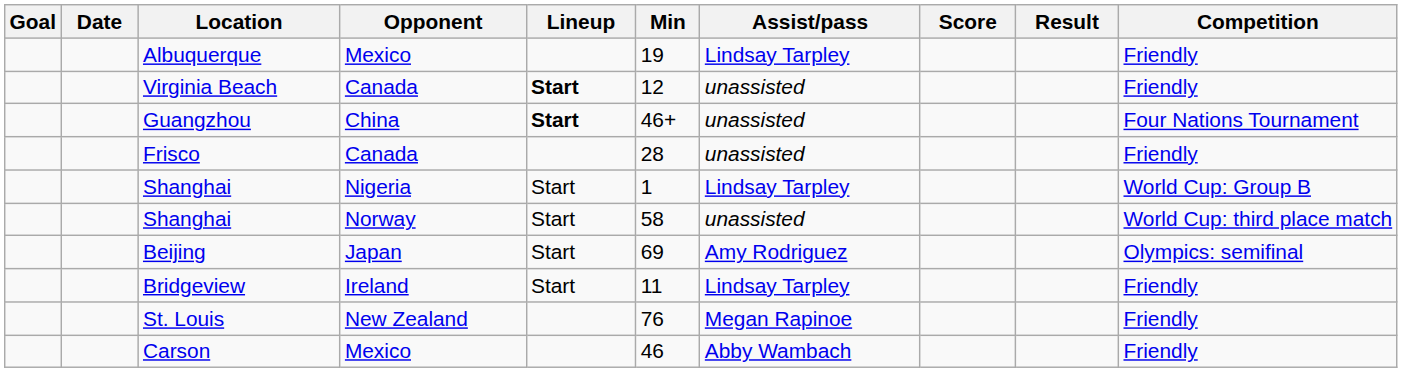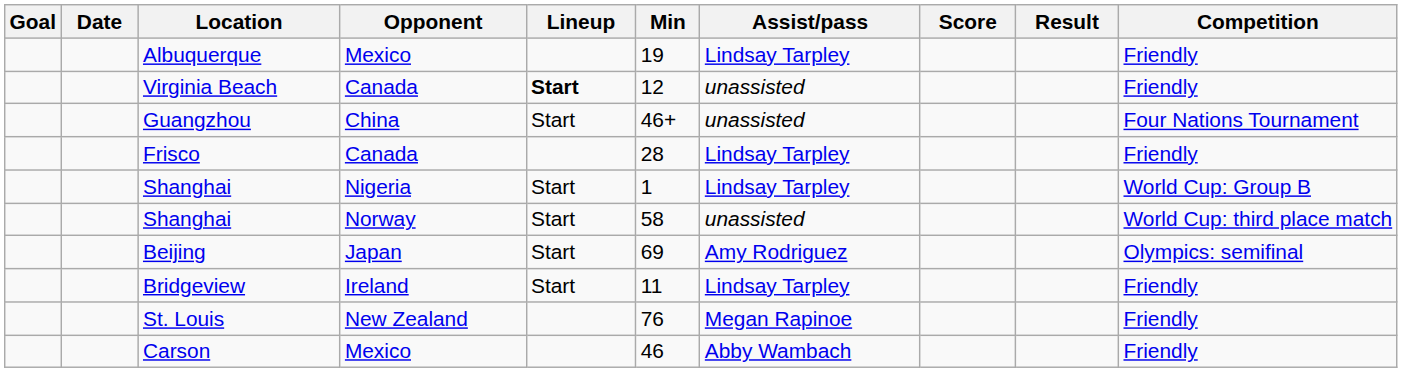(555, 121) bold -> (553, 121) normal
(755, 154) unassisted -> (777, 154) Lindsay Tarpley
